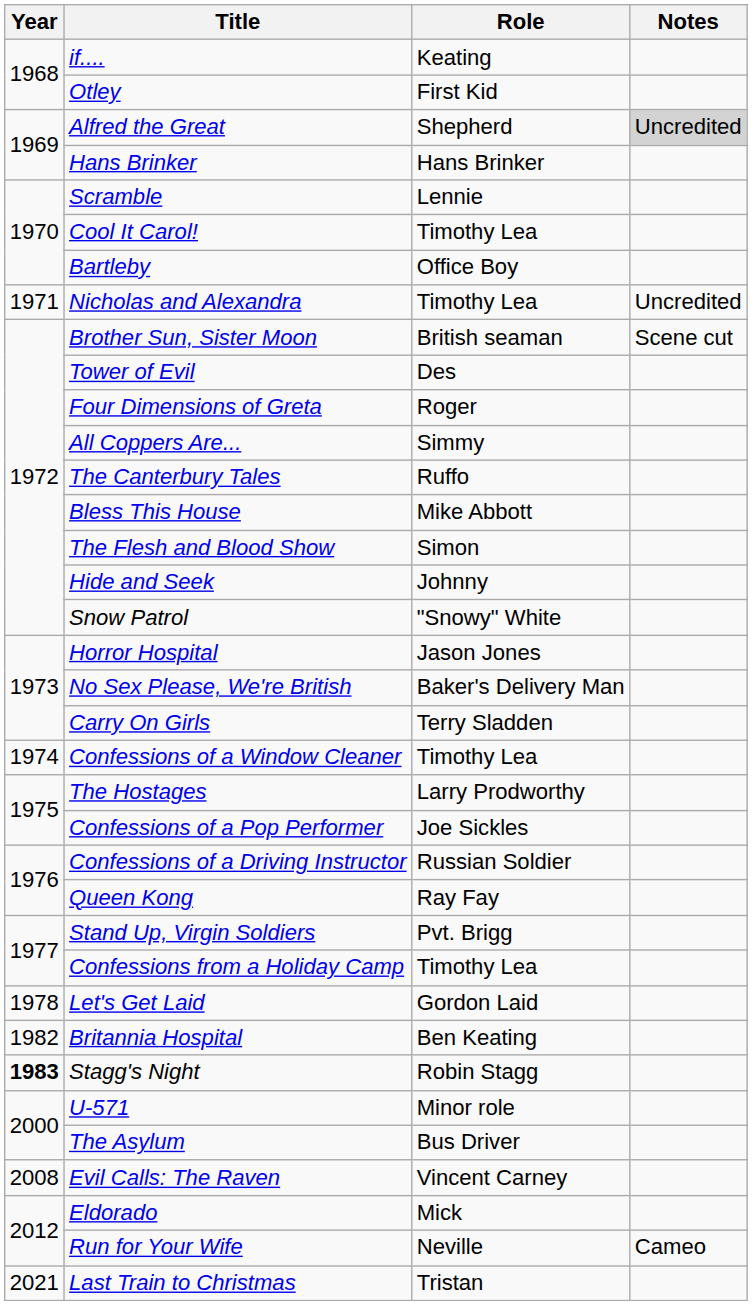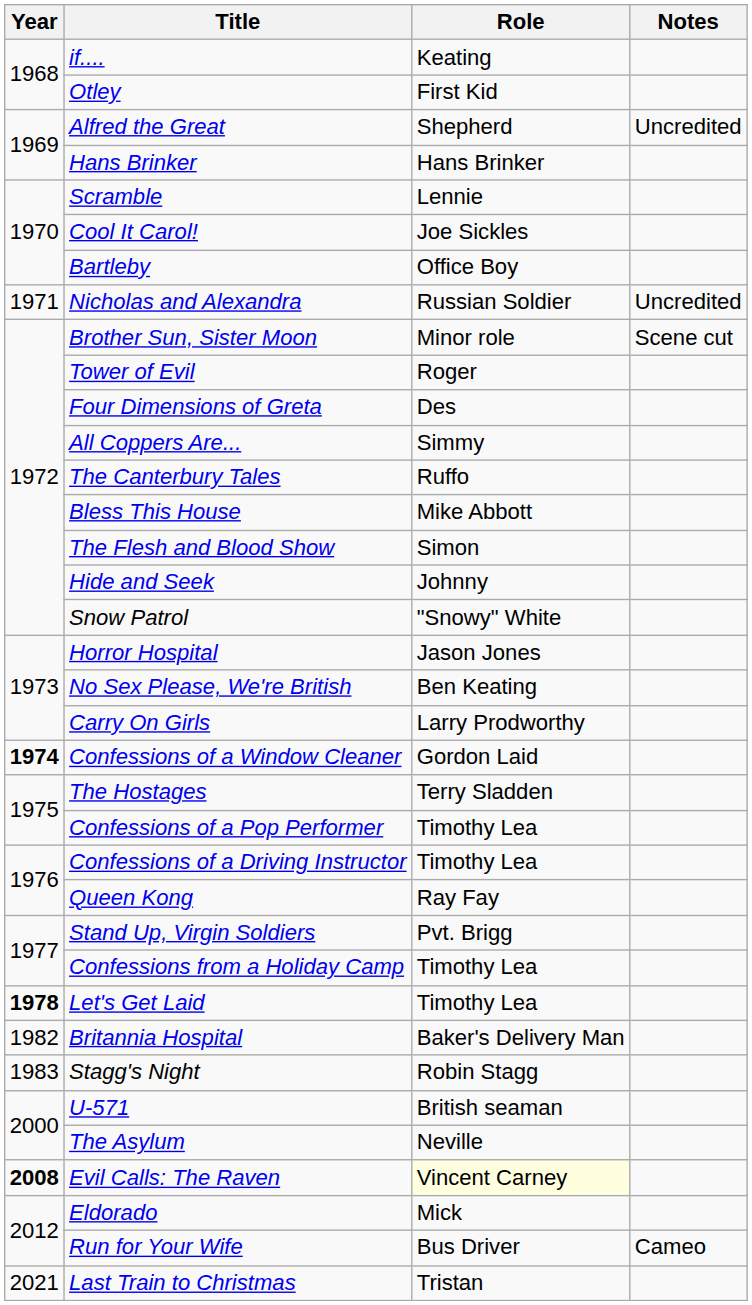(688, 127) lightgrey background -> (688, 127) no background
(477, 232) Timothy Lea -> (473, 232) Joe Sickles
(477, 302) Timothy Lea -> (494, 302) Russian Soldier
(490, 337) British seaman -> (466, 337) Minor role
(436, 372) Des -> (447, 372) Roger
(447, 407) Roger -> (436, 407) Des
(521, 687) Baker's Delivery Man -> (477, 687) Ben Keating
(485, 722) Terry Sladden -> (501, 722) Larry Prodworthy
(34, 757) normal -> (34, 757) bold
(477, 757) Timothy Lea -> (477, 757) Gordon Laid
(501, 792) Larry Prodworthy -> (485, 792) Terry Sladden
(473, 827) Joe Sickles -> (477, 827) Timothy Lea
(494, 862) Russian Soldier -> (477, 862) Timothy Lea
(34, 1002) normal -> (34, 1002) bold
(477, 1002) Gordon Laid -> (477, 1002) Timothy Lea
(477, 1037) Ben Keating -> (521, 1037) Baker's Delivery Man
(34, 1072) bold -> (34, 1072) normal
(466, 1107) Minor role -> (490, 1107) British seaman
(468, 1142) Bus Driver -> (450, 1142) Neville
(34, 1177) normal -> (34, 1177) bold
(492, 1177) no background -> (492, 1177) lightyellow background
(450, 1247) Neville -> (468, 1247) Bus Driver
